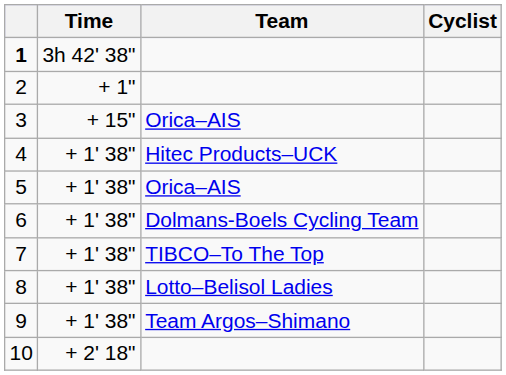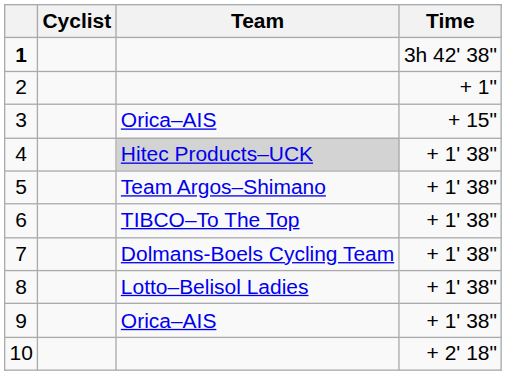columns swapped: (463, 21) <-> (89, 21)
(241, 154) no background -> (217, 154) lightgrey background
(193, 187) Orica–AIS -> (223, 187) Team Argos–Shimano
(282, 220) Dolmans-Boels Cycling Team -> (210, 220) TIBCO–To The Top
(234, 253) TIBCO–To The Top -> (258, 253) Dolmans-Boels Cycling Team
(248, 320) Team Argos–Shimano -> (169, 320) Orica–AIS
